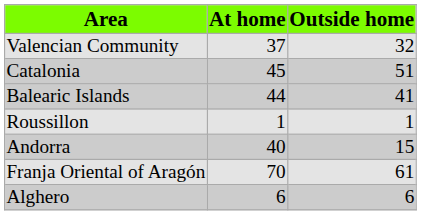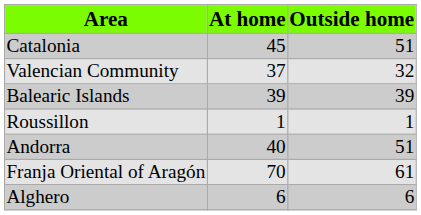rows swapped: (43, 71) <-> (93, 45)
(276, 96) 44 -> (276, 96) 39
(405, 96) 41 -> (405, 96) 39
(405, 146) 15 -> (405, 146) 51
